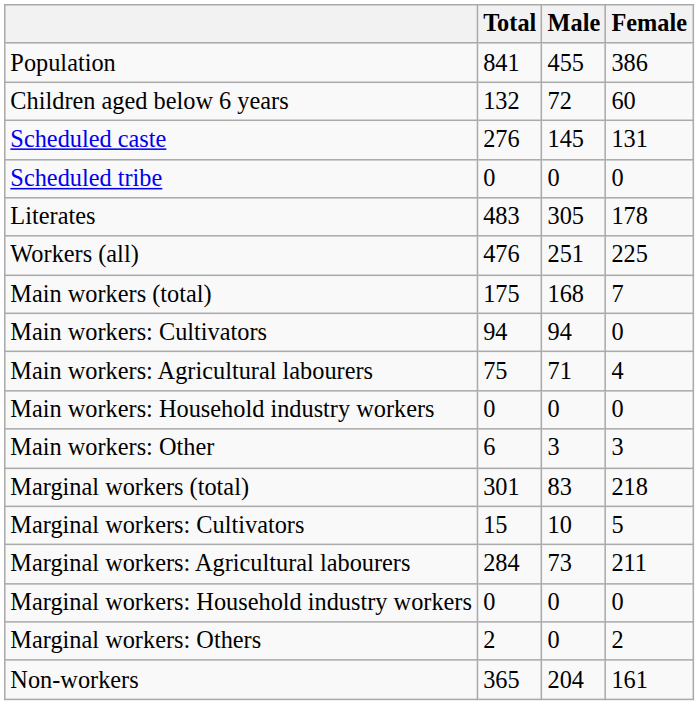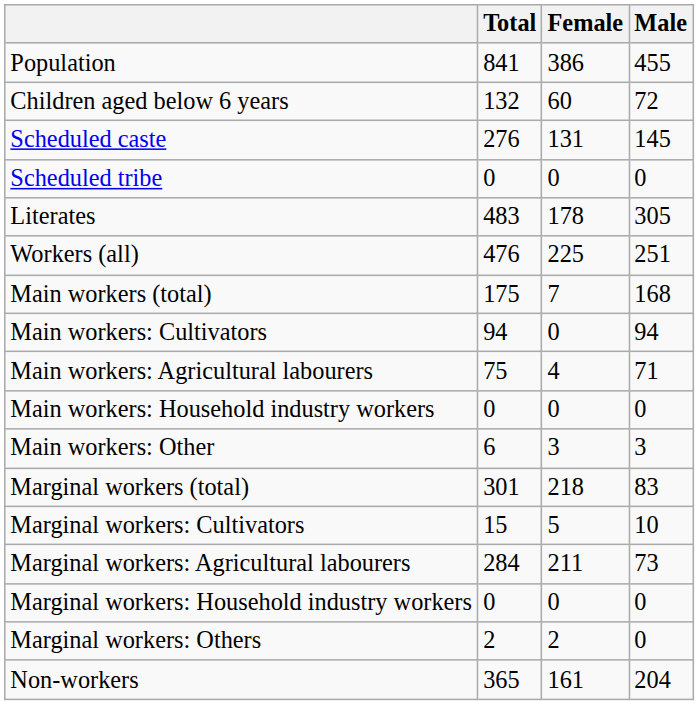columns swapped: (574, 23) <-> (649, 23)
